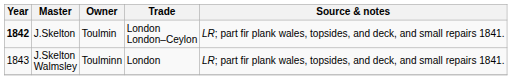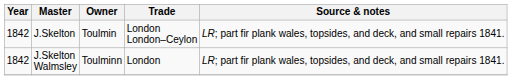(18, 34) bold -> (18, 34) normal
(18, 61) 1843 -> (18, 61) 1842
